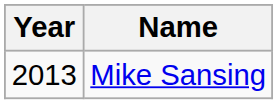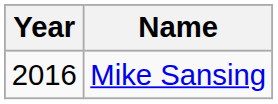(44, 74) 2013 -> (44, 74) 2016
